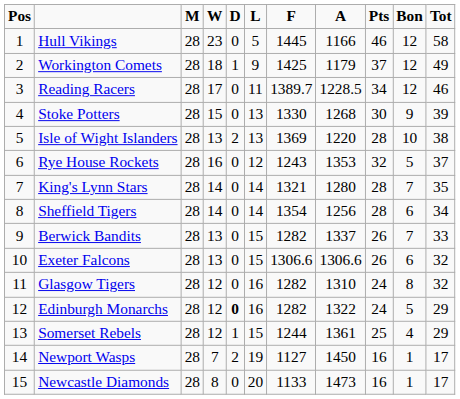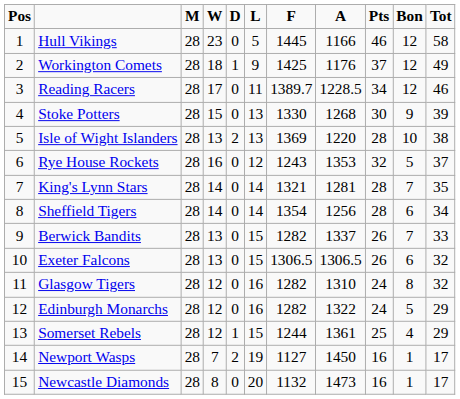(341, 65) 1179 -> (341, 65) 1176
(341, 187) 1280 -> (341, 187) 1281
(291, 260) 1306.6 -> (291, 260) 1306.5
(341, 260) 1306.6 -> (341, 260) 1306.5
(235, 308) bold -> (235, 308) normal
(291, 382) 1133 -> (291, 382) 1132
